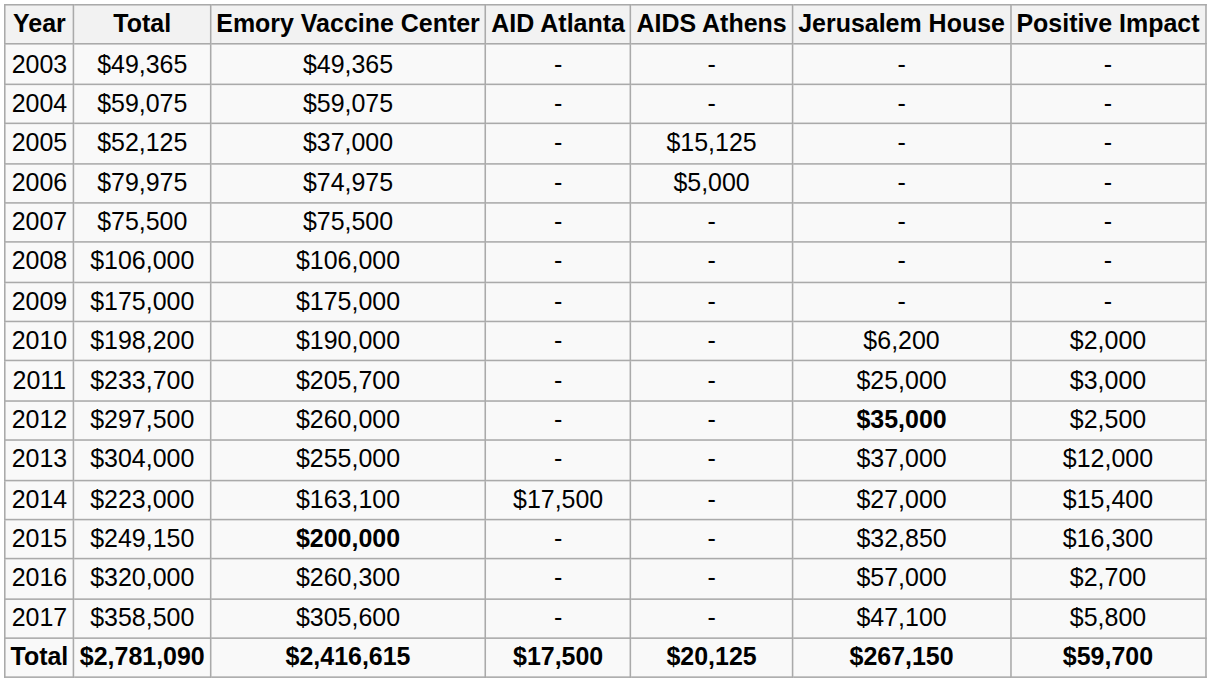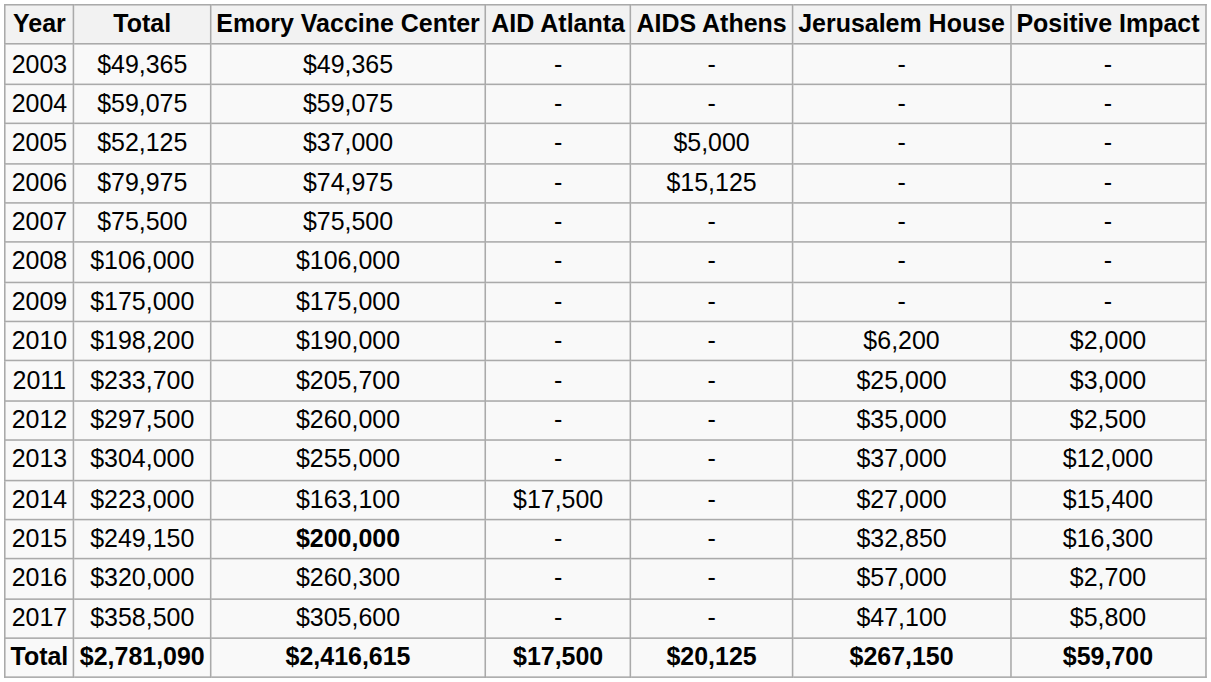(712, 143) $15,125 -> (712, 143) $5,000
(712, 182) $5,000 -> (712, 182) $15,125
(902, 420) bold -> (902, 420) normal
